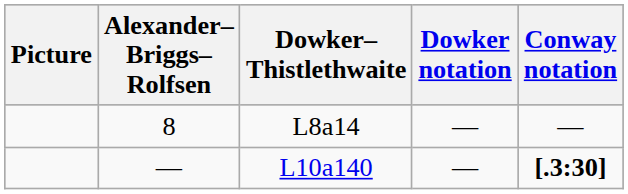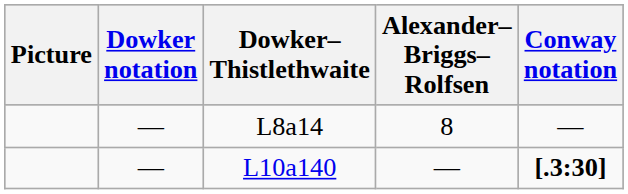columns swapped: (169, 54) <-> (465, 54)
